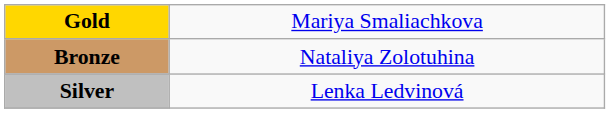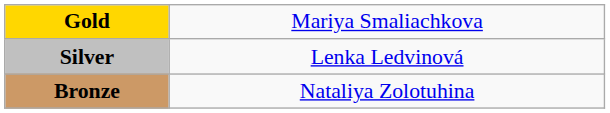rows swapped: (87, 90) <-> (87, 56)
